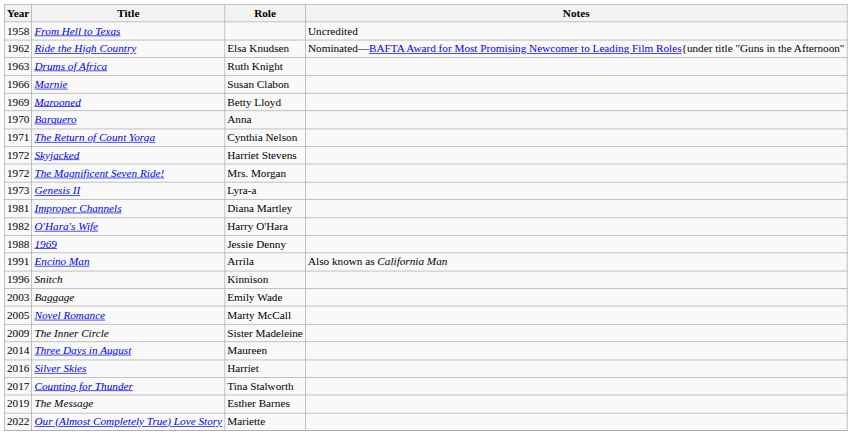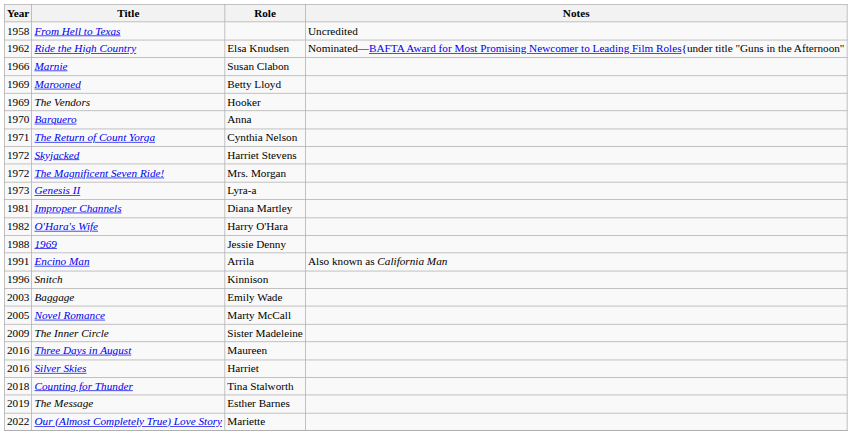- row: (71, 66)
+ row: (62, 102)
(18, 350) 2014 -> (18, 350) 2016
(18, 386) 2017 -> (18, 386) 2018
